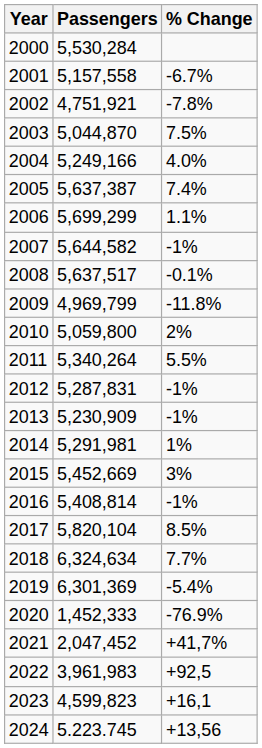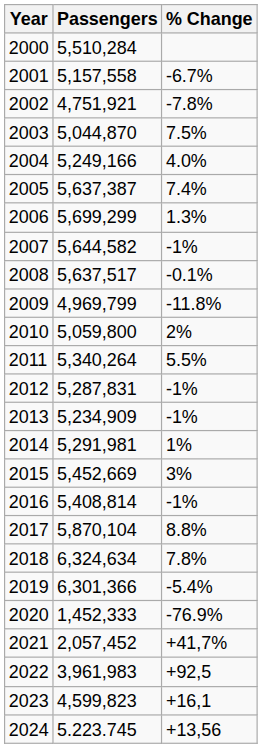(97, 47) 5,530,284 -> (97, 47) 5,510,284
(186, 218) 1.1% -> (186, 218) 1.3%
(97, 416) 5,230,909 -> (97, 416) 5,234,909
(97, 530) 5,820,104 -> (97, 530) 5,870,104
(186, 530) 8.5% -> (186, 530) 8.8%
(186, 558) 7.7% -> (186, 558) 7.8%
(97, 587) 6,301,369 -> (97, 587) 6,301,366
(97, 644) 2,047,452 -> (97, 644) 2,057,452
